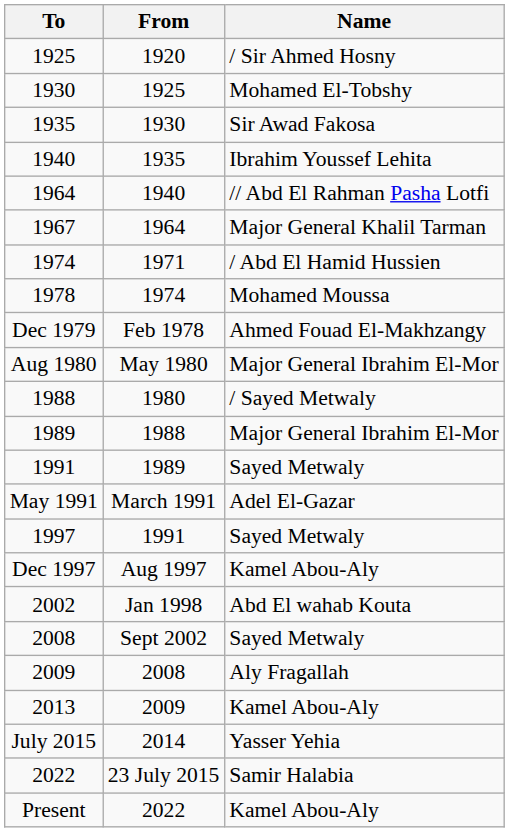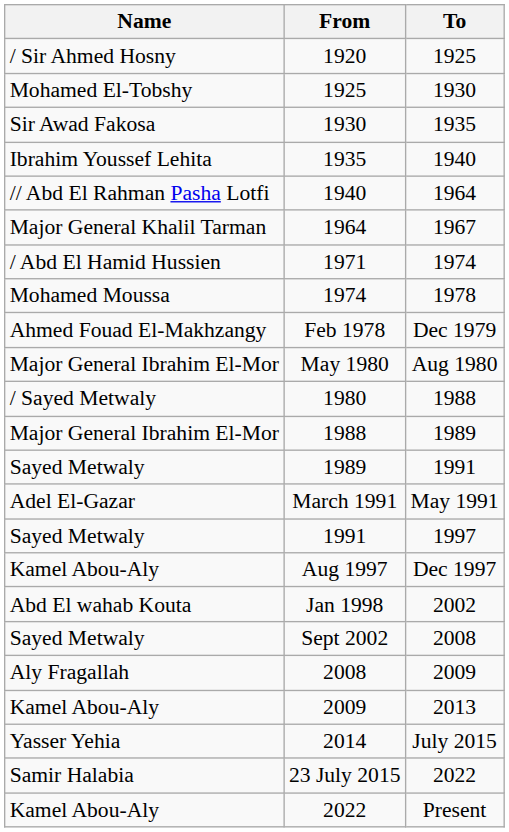columns swapped: (364, 21) <-> (54, 21)
